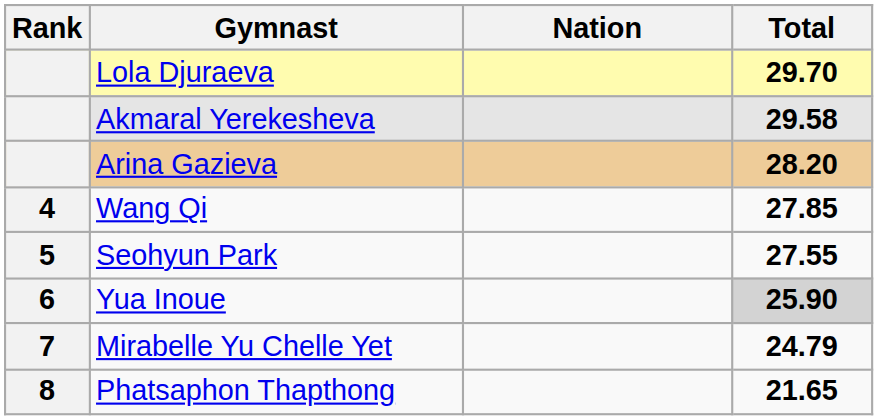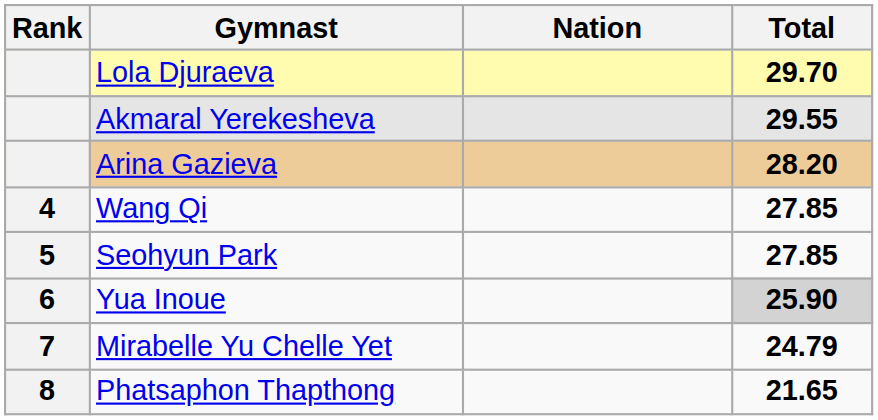(802, 118) 29.58 -> (802, 118) 29.55
(802, 255) 27.55 -> (802, 255) 27.85
